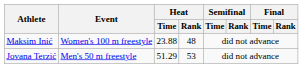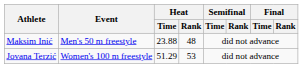(106, 41) Women's 100 m freestyle -> (98, 41) Men's 50 m freestyle
(98, 56) Men's 50 m freestyle -> (106, 56) Women's 100 m freestyle
